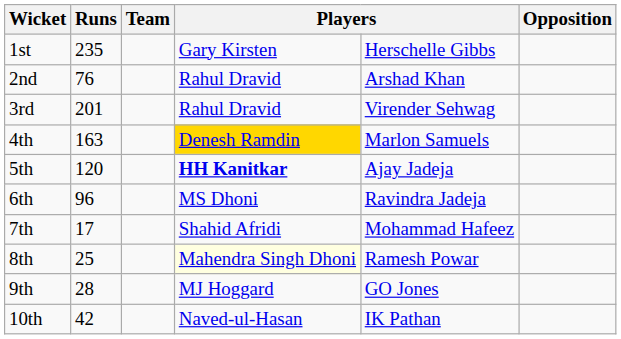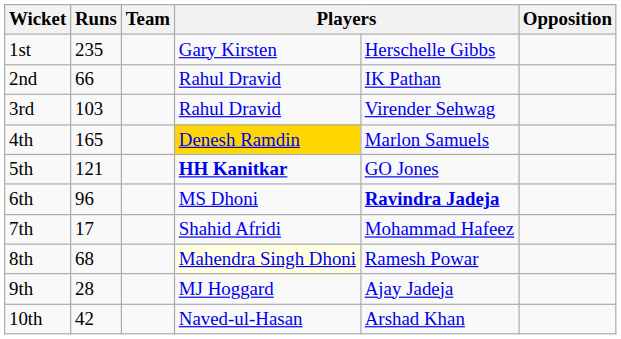(84, 79) 76 -> (84, 79) 66
(415, 79) Arshad Khan -> (403, 79) IK Pathan
(89, 109) 201 -> (89, 109) 103
(89, 139) 163 -> (89, 139) 165
(89, 169) 120 -> (89, 169) 121
(409, 169) Ajay Jadeja -> (402, 169) GO Jones
(425, 199) normal -> (432, 199) bold
(84, 259) 25 -> (84, 259) 68
(402, 288) GO Jones -> (409, 288) Ajay Jadeja
(403, 318) IK Pathan -> (415, 318) Arshad Khan
